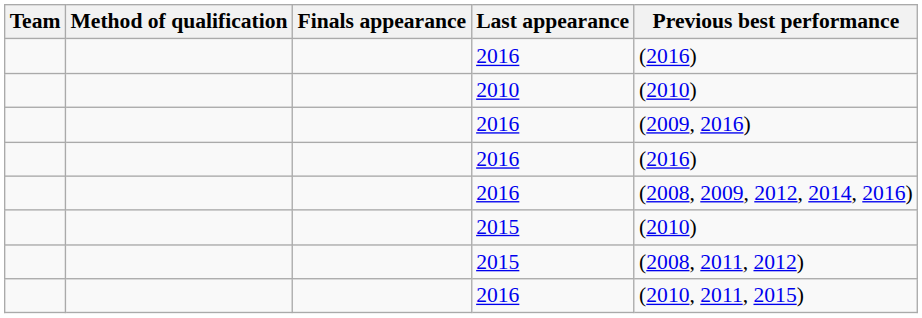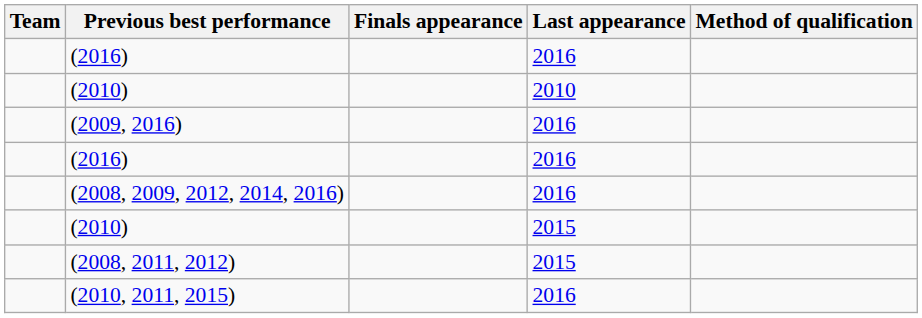columns swapped: (179, 21) <-> (776, 21)
